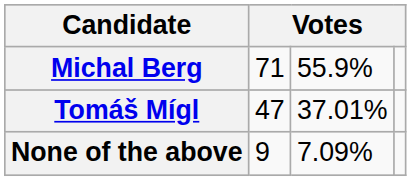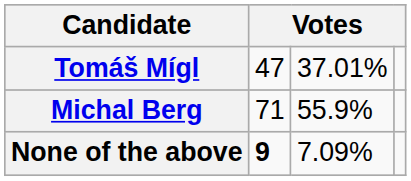rows swapped: (127, 68) <-> (127, 110)
(262, 152) normal -> (262, 152) bold
